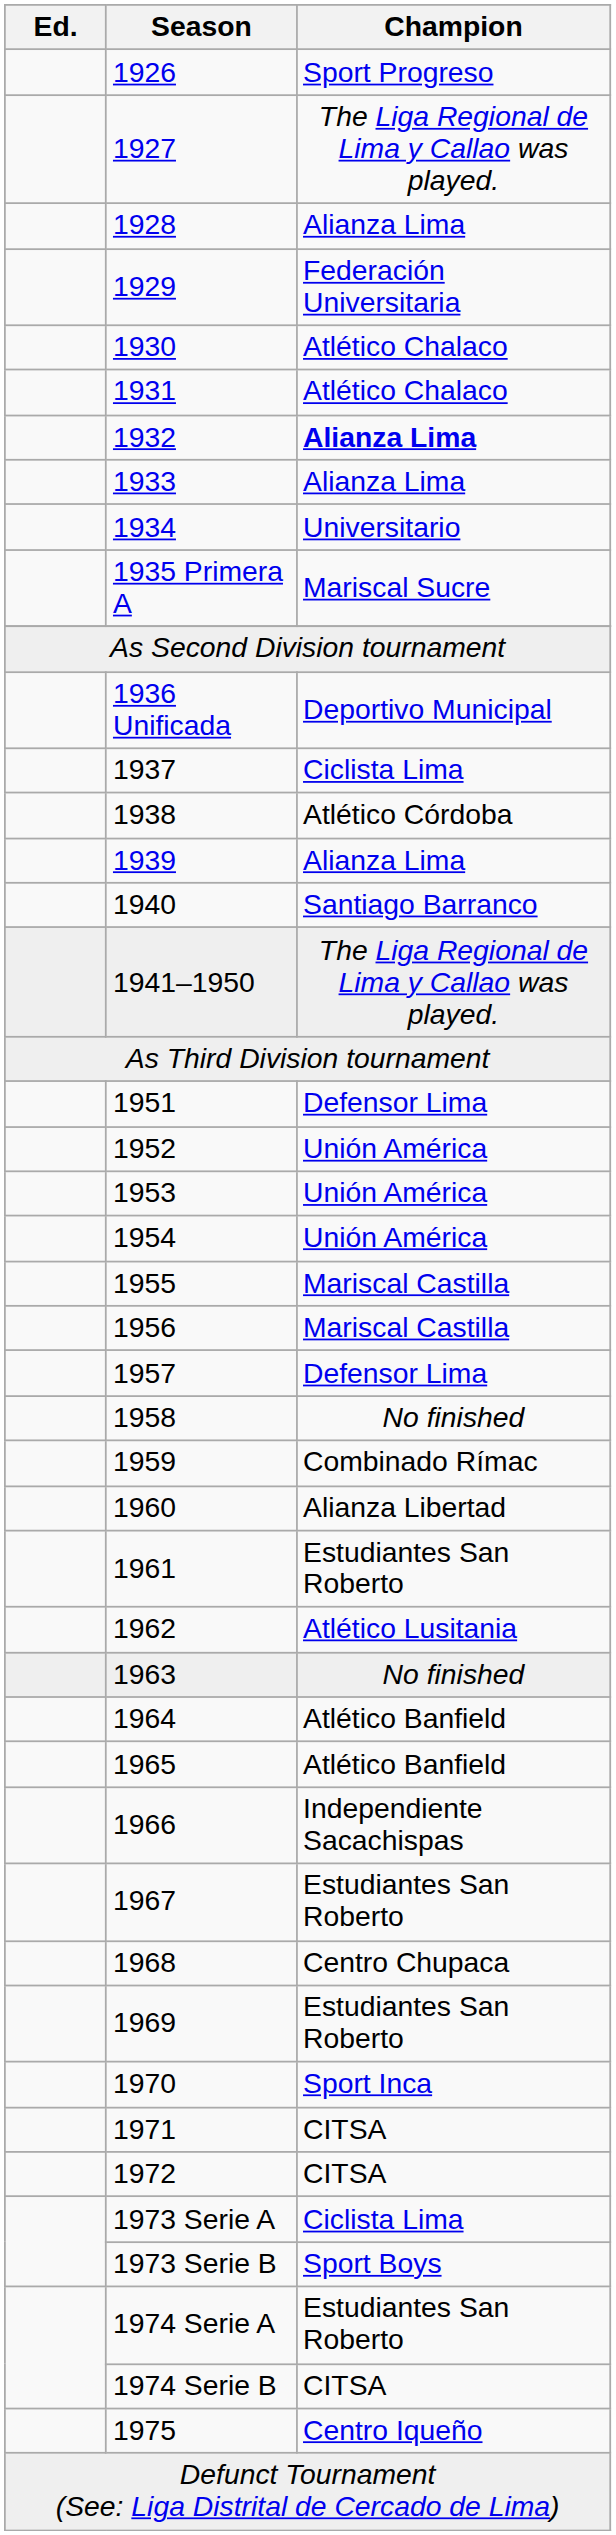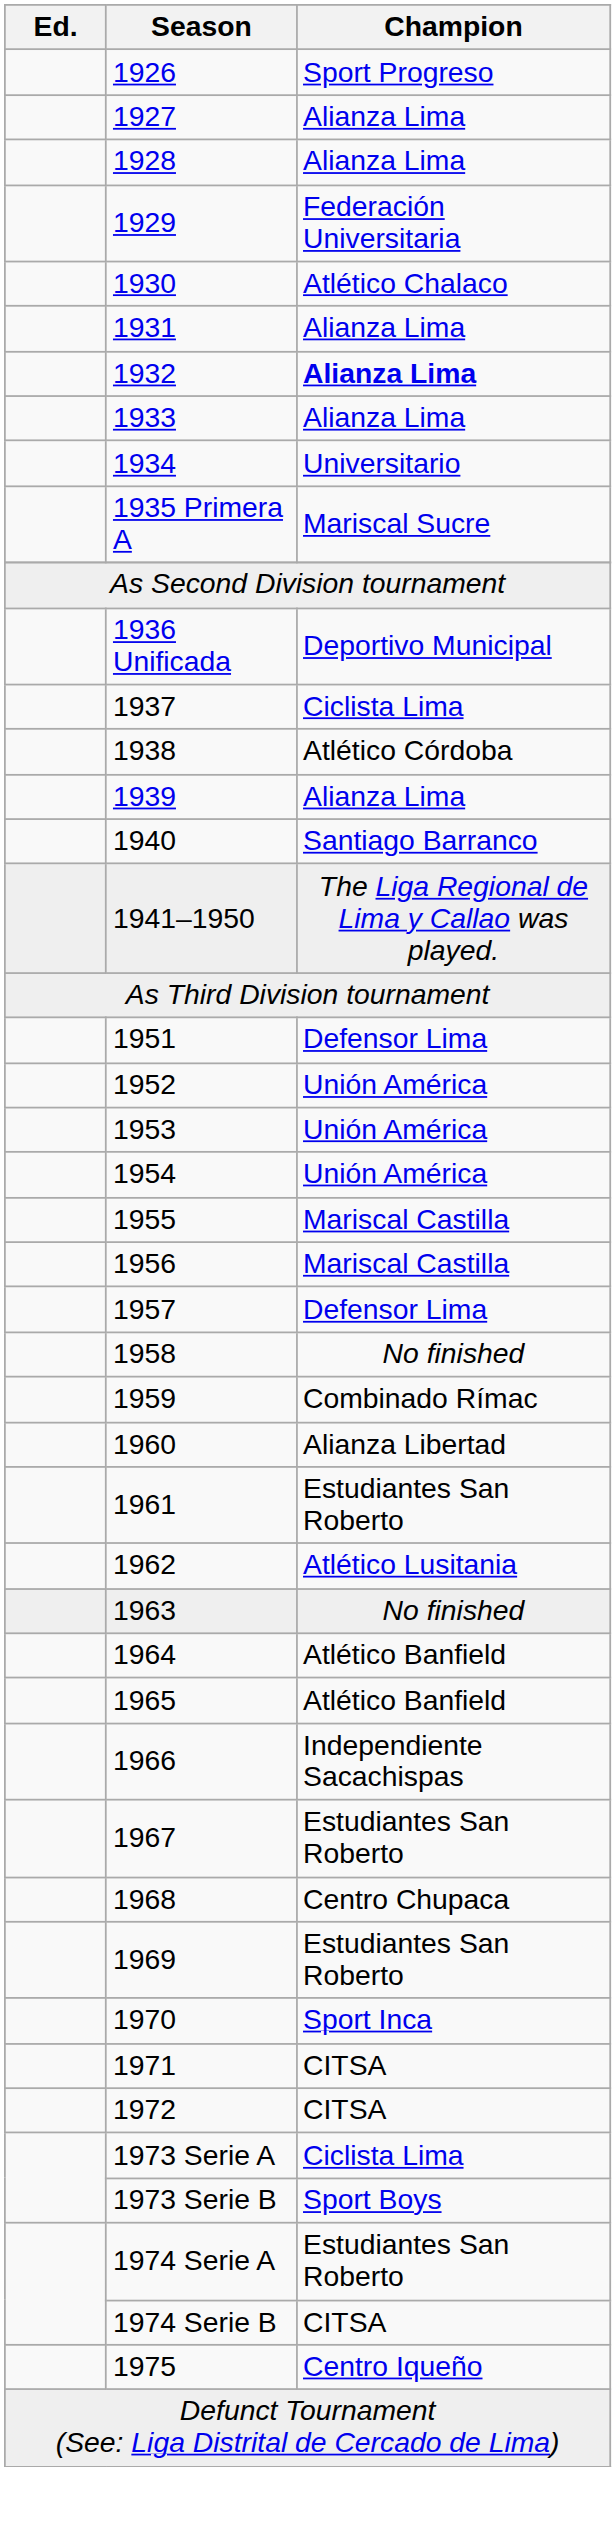(453, 148) The Liga Regional de Lima y Callao was played. -> (384, 116) Alianza Lima
(405, 392) Atlético Chalaco -> (384, 328) Alianza Lima
